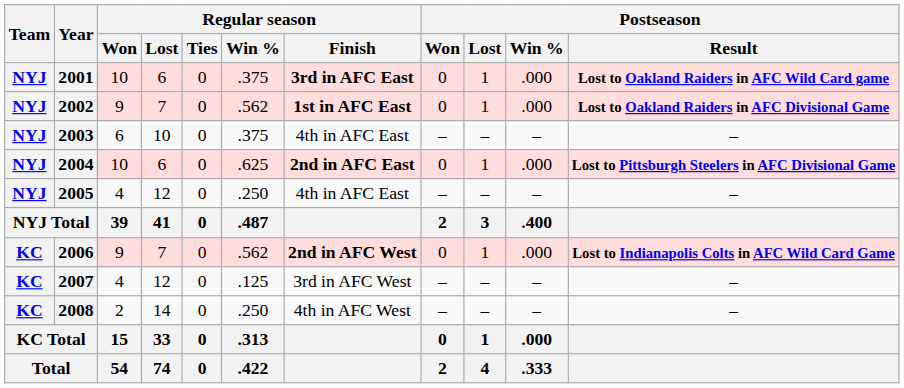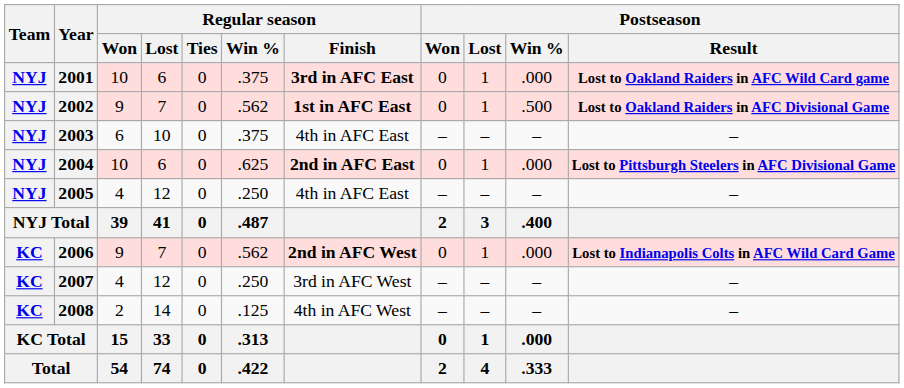(537, 106) .000 -> (537, 106) .500
(253, 280) .125 -> (253, 280) .250
(253, 309) .250 -> (253, 309) .125
